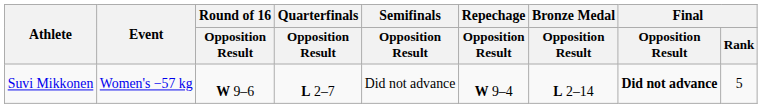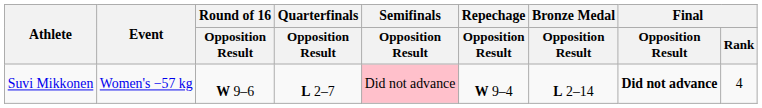(410, 84) no background -> (410, 84) pink background
(739, 84) 5 -> (739, 84) 4
